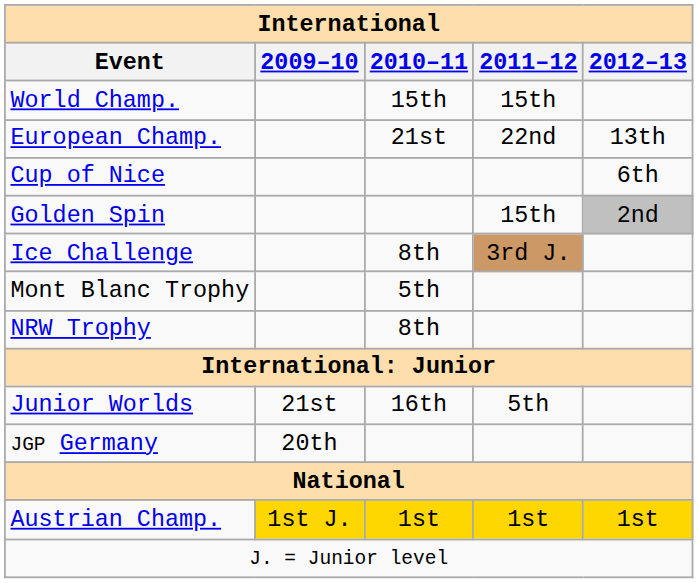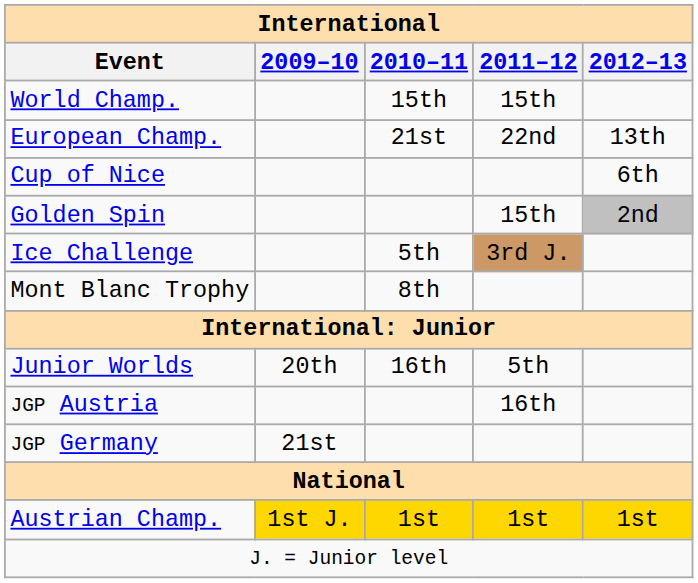(419, 253) 8th -> (419, 253) 5th
(419, 291) 5th -> (419, 291) 8th
- row: (81, 329)
(309, 405) 21st -> (309, 367) 20th
+ row: (84, 405)
(309, 443) 20th -> (309, 443) 21st
